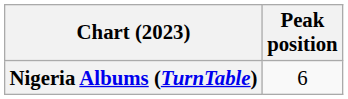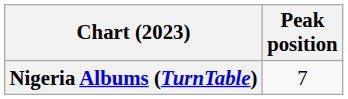(302, 77) 6 -> (302, 77) 7
